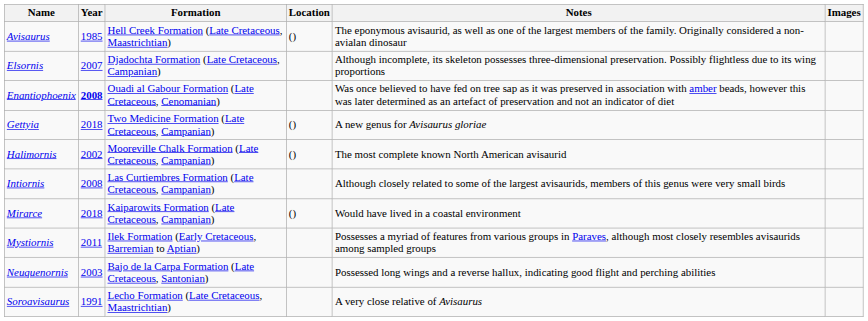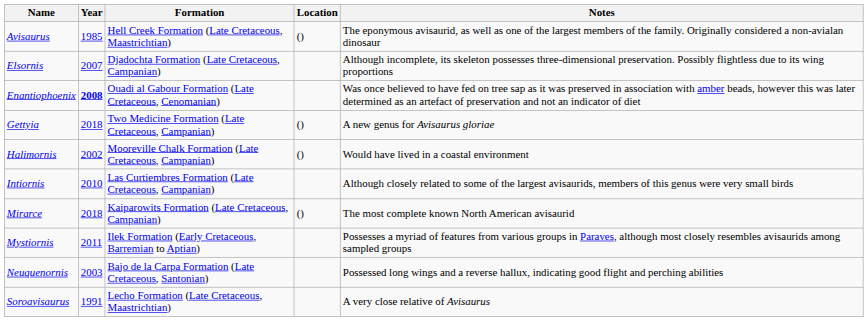- column: (844, 13)
(451, 154) The most complete known North American avisaurid -> (436, 154) Would have lived in a coastal environment
(92, 183) 2008 -> (92, 183) 2010
(428, 213) Would have lived in a coastal environment -> (459, 213) The most complete known North American avisaurid
